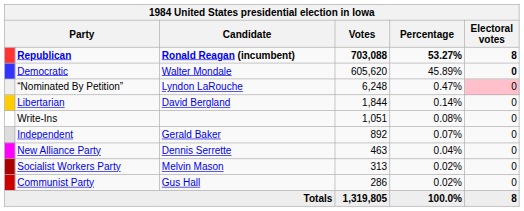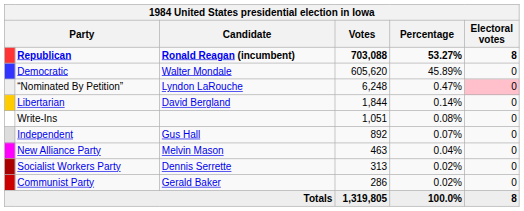(514, 71) bold -> (514, 71) normal
(191, 135) Gerald Baker -> (181, 135) Gus Hall
(197, 151) Dennis Serrette -> (193, 151) Melvin Mason
(193, 167) Melvin Mason -> (197, 167) Dennis Serrette
(181, 182) Gus Hall -> (191, 182) Gerald Baker
